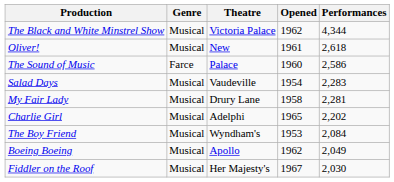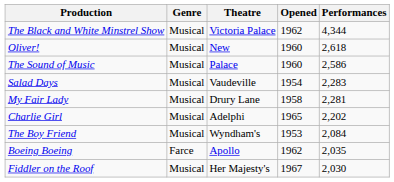(291, 47) 1961 -> (291, 47) 1960
(181, 64) Farce -> (187, 64) Musical
(187, 151) Musical -> (181, 151) Farce
(334, 151) 2,049 -> (334, 151) 2,035
